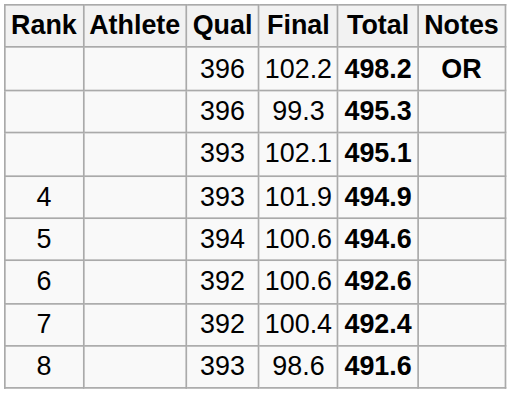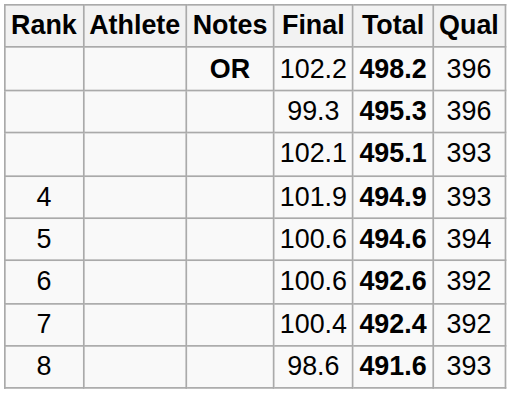columns swapped: (223, 25) <-> (461, 25)
